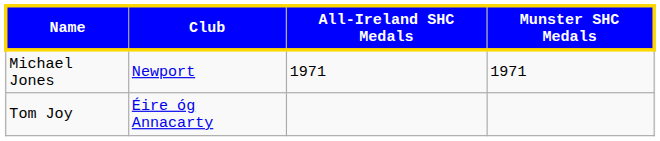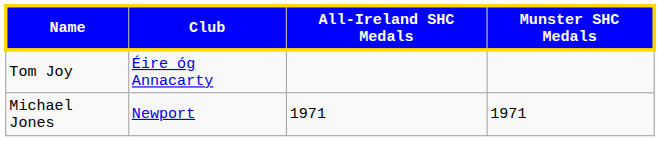rows swapped: (41, 72) <-> (41, 114)
